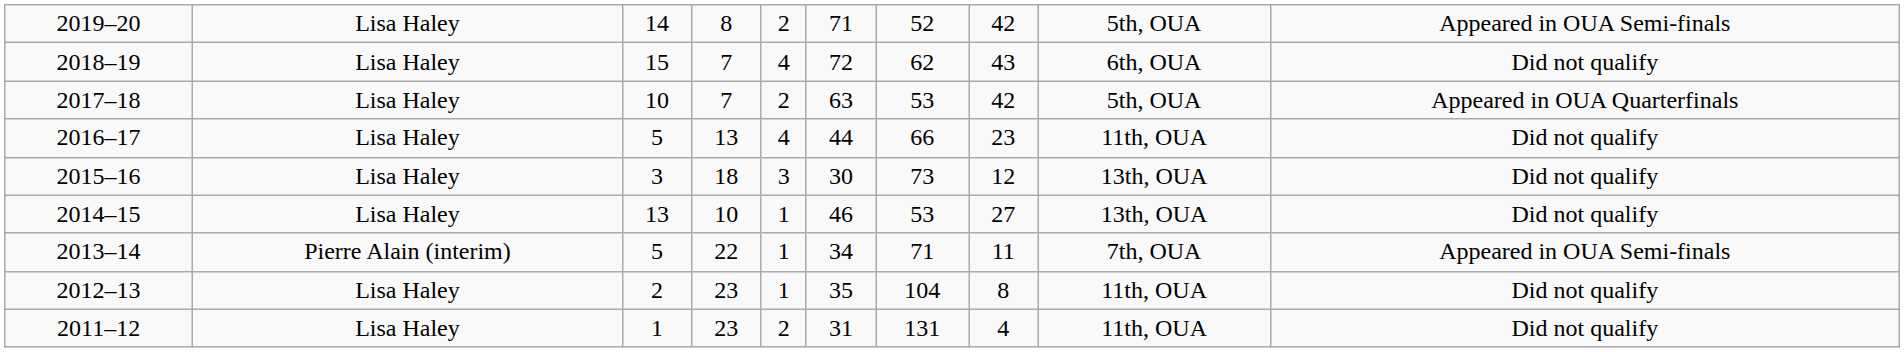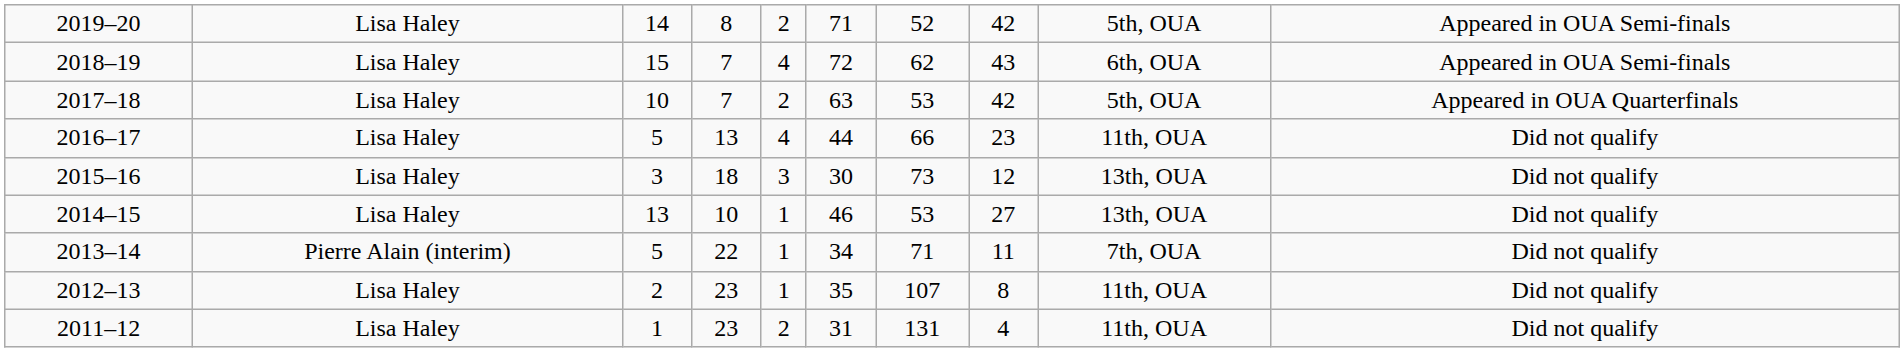(1585, 61) Did not qualify -> (1585, 61) Appeared in OUA Semi-finals
(1585, 251) Appeared in OUA Semi-finals -> (1585, 251) Did not qualify
(922, 289) 104 -> (922, 289) 107
